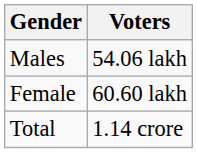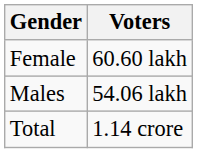rows swapped: (43, 93) <-> (37, 57)
